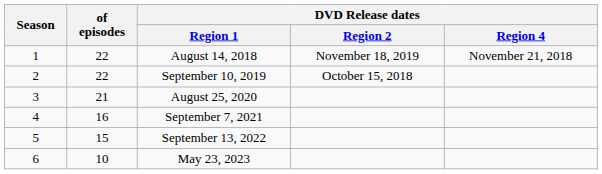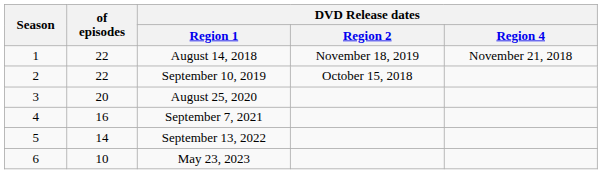(102, 96) 21 -> (102, 96) 20
(102, 138) 15 -> (102, 138) 14
